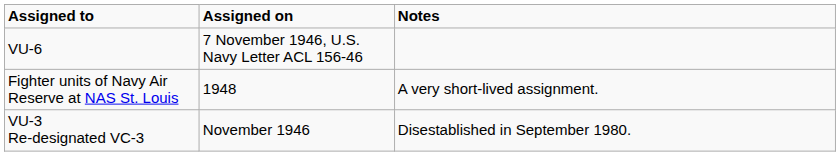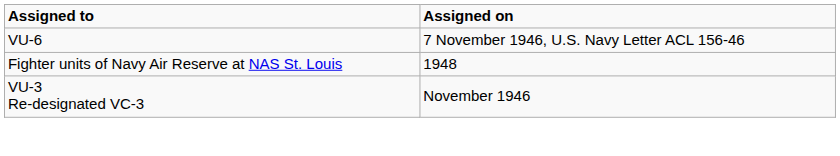- column: (419, 16)
